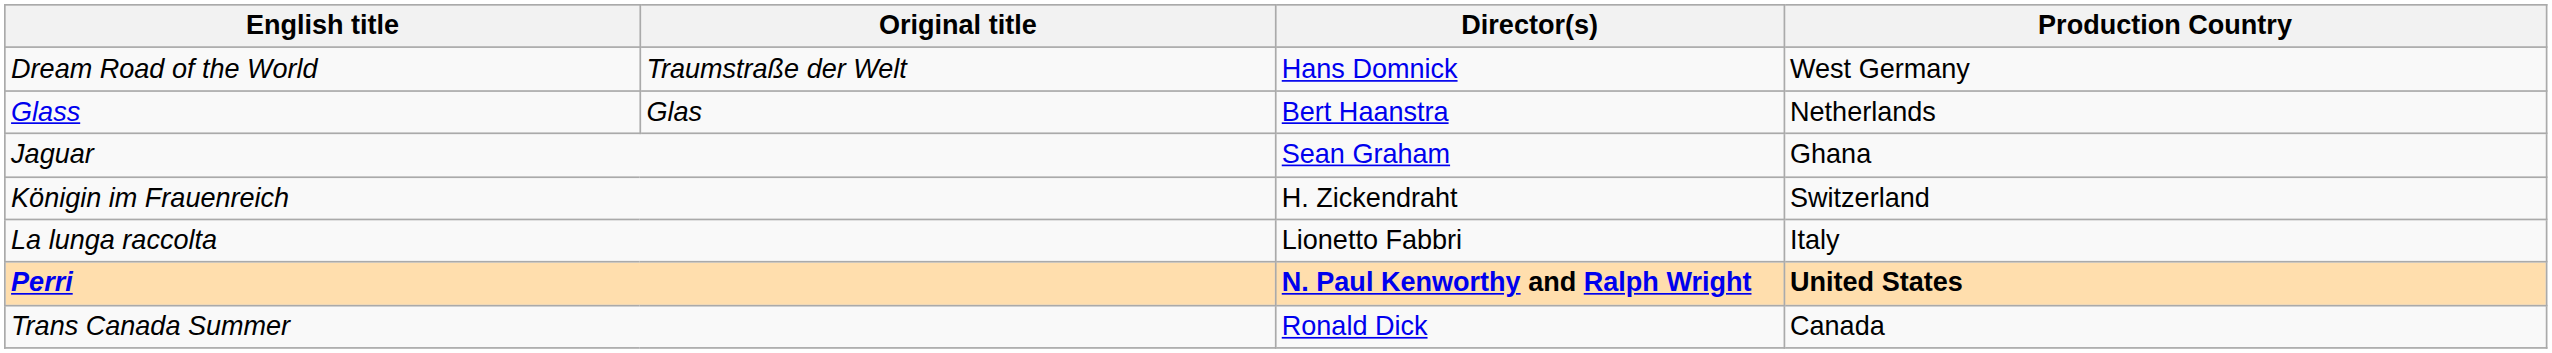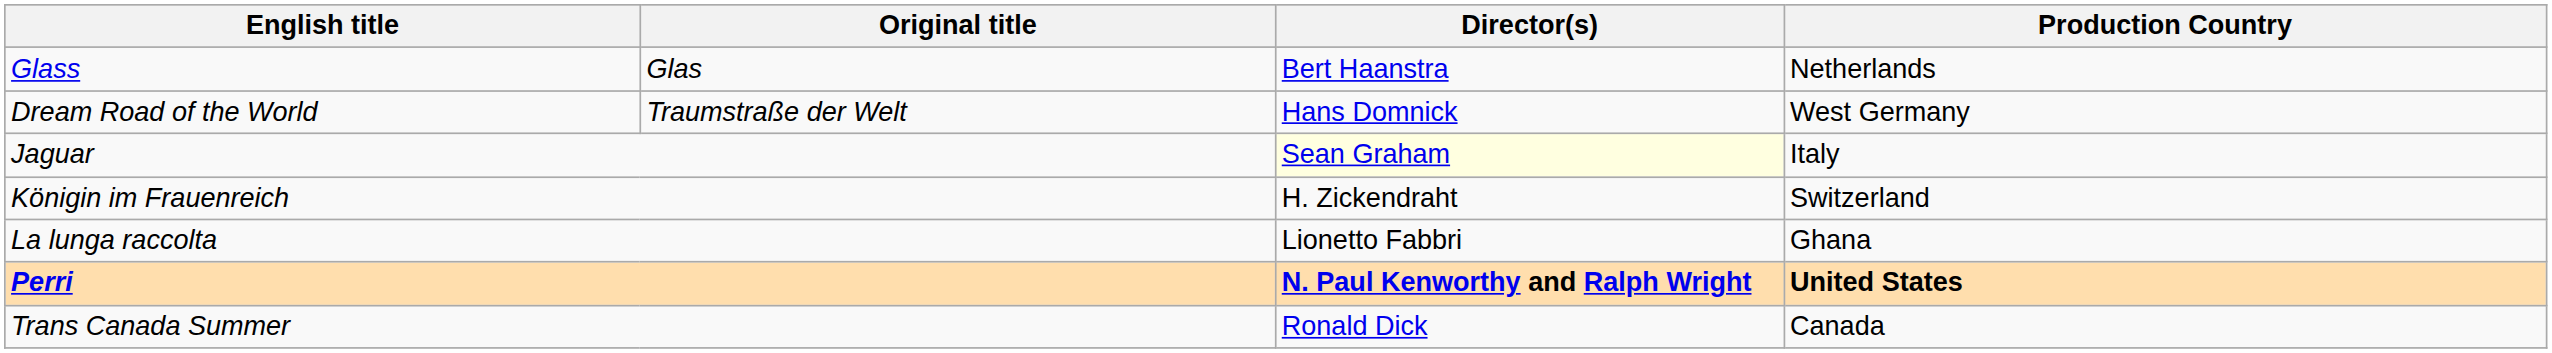rows swapped: (164, 68) <-> (46, 111)
(1366, 154) no background -> (1366, 154) lightyellow background
(1831, 154) Ghana -> (1815, 154) Italy
(1815, 240) Italy -> (1831, 240) Ghana
